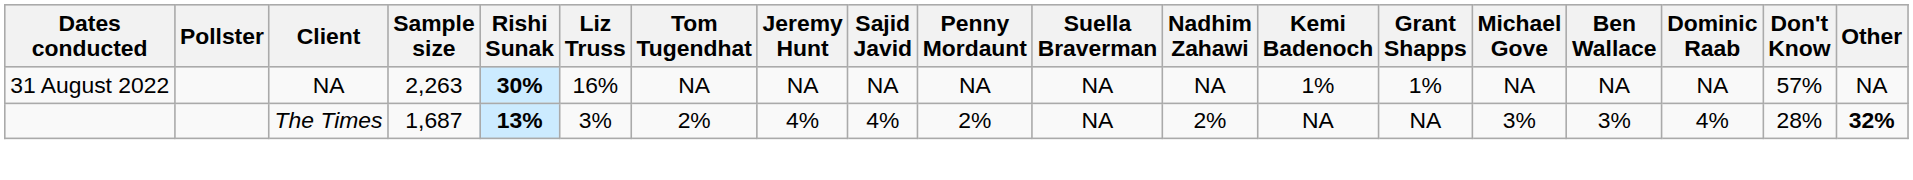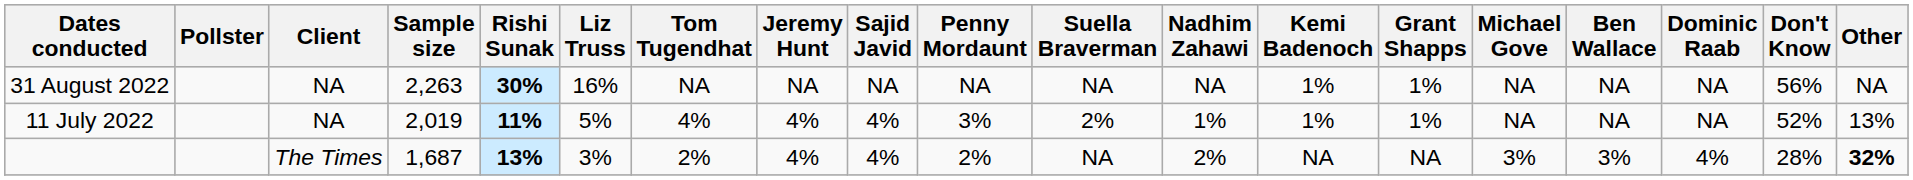(1799, 85) 57% -> (1799, 85) 56%
+ row: (90, 121)
